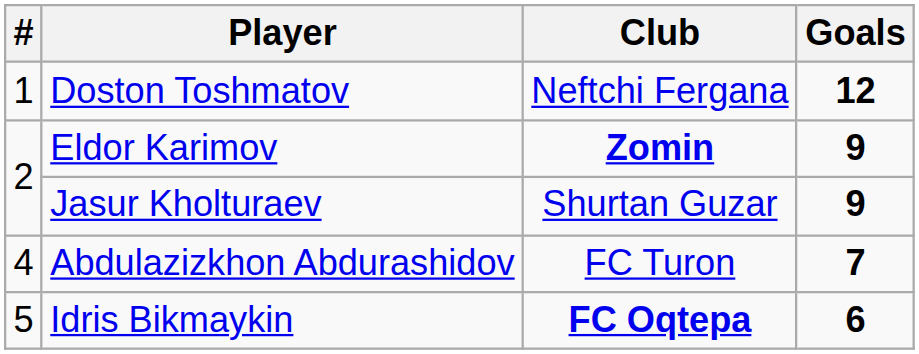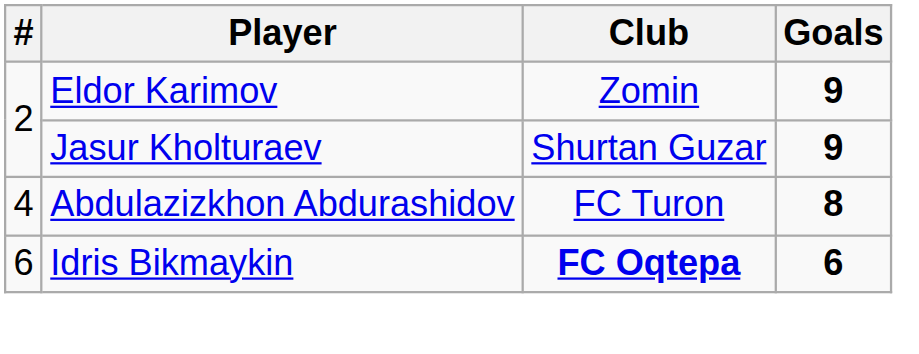- row: (200, 90)
(660, 147) bold -> (649, 90) normal
(856, 262) 7 -> (833, 205) 8
(24, 319) 5 -> (24, 262) 6
